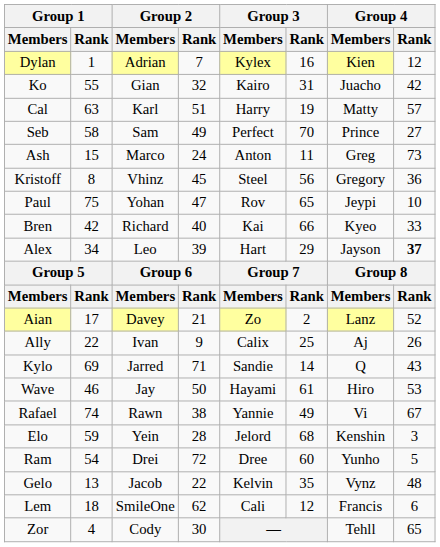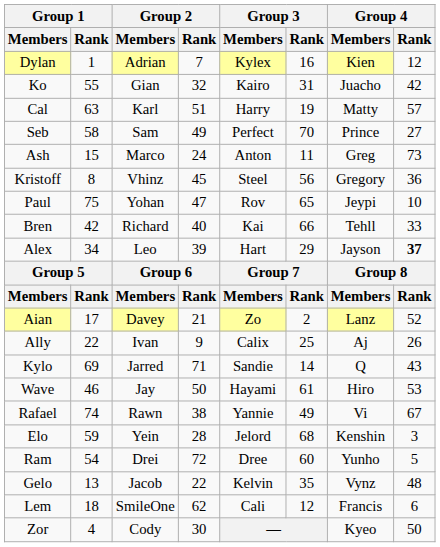(361, 226) Kyeo -> (361, 226) Tehll
(361, 529) Tehll -> (361, 529) Kyeo
(414, 529) 65 -> (414, 529) 50
